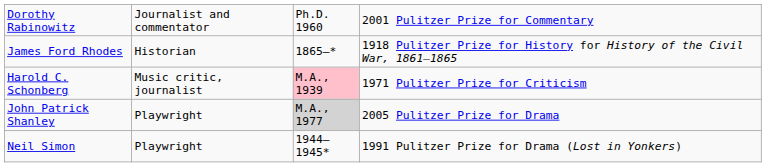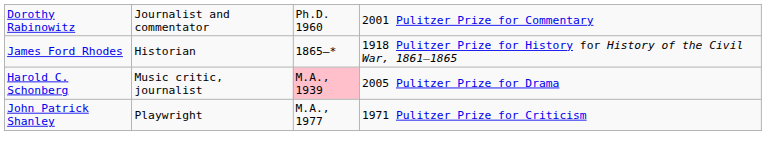(474, 83) 1971 Pulitzer Prize for Criticism -> (461, 83) 2005 Pulitzer Prize for Drama
(313, 115) lightgrey background -> (313, 115) no background
(461, 115) 2005 Pulitzer Prize for Drama -> (474, 115) 1971 Pulitzer Prize for Criticism
- row: (41, 146)
